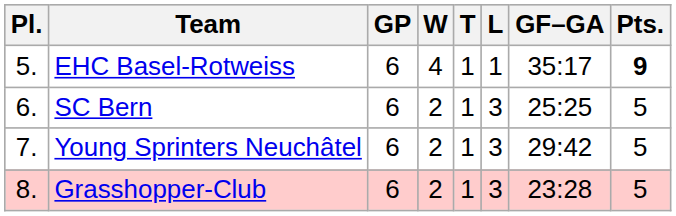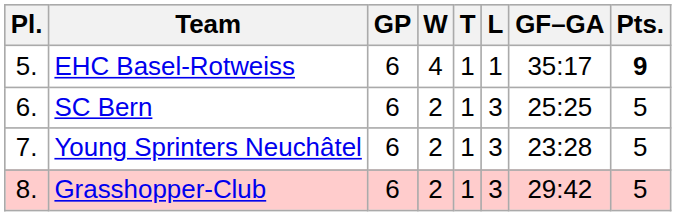(560, 148) 29:42 -> (560, 148) 23:28
(560, 189) 23:28 -> (560, 189) 29:42
